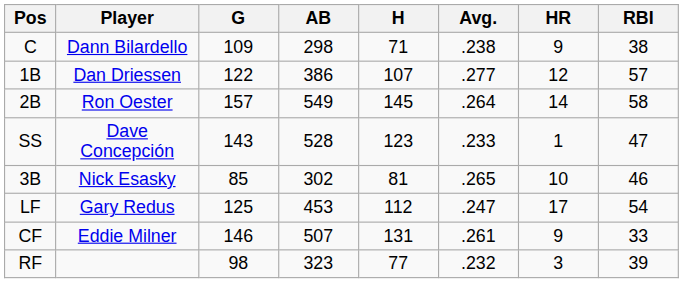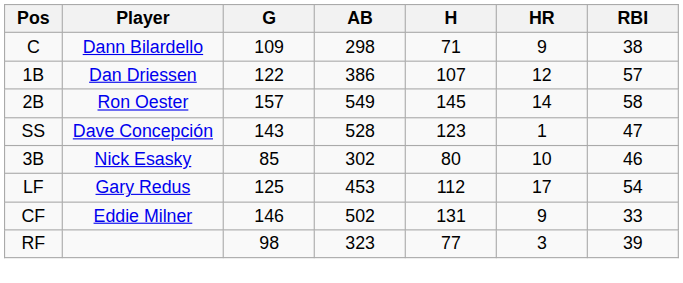- column: (478, 18)
(398, 179) 81 -> (451, 159) 80
(318, 235) 507 -> (360, 215) 502
